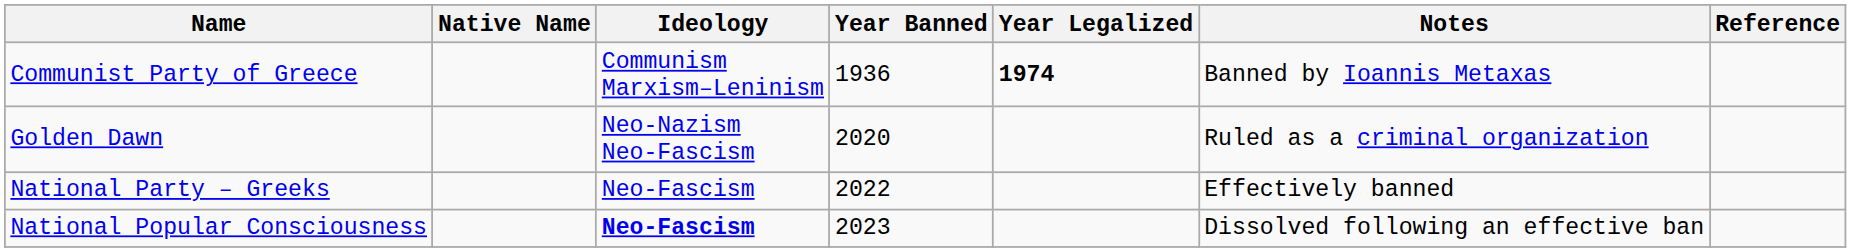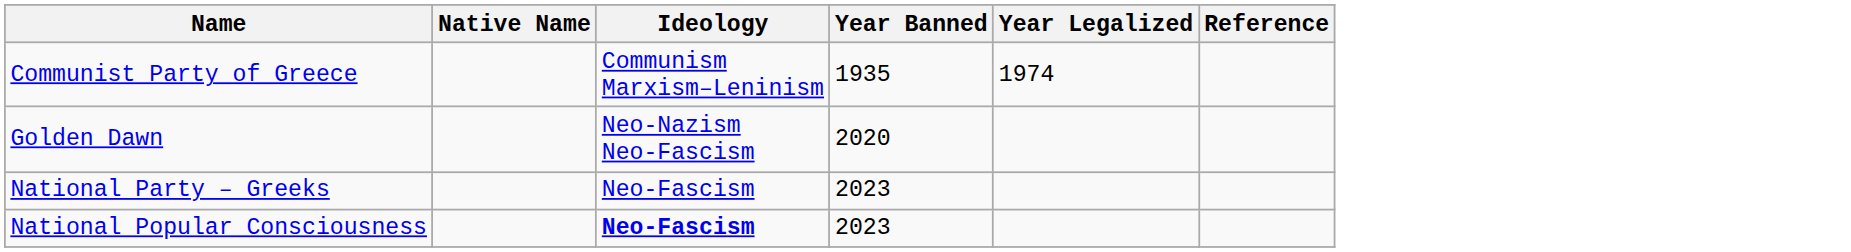- column: (1454, 24)
(863, 75) 1936 -> (863, 75) 1935
(1027, 75) bold -> (1027, 75) normal
(863, 190) 2022 -> (863, 190) 2023
